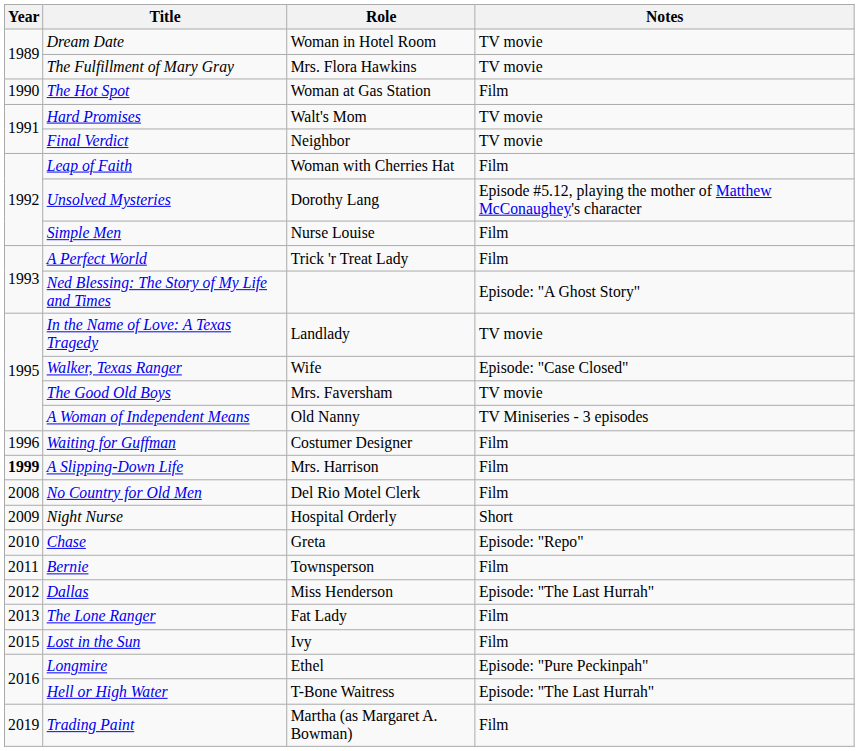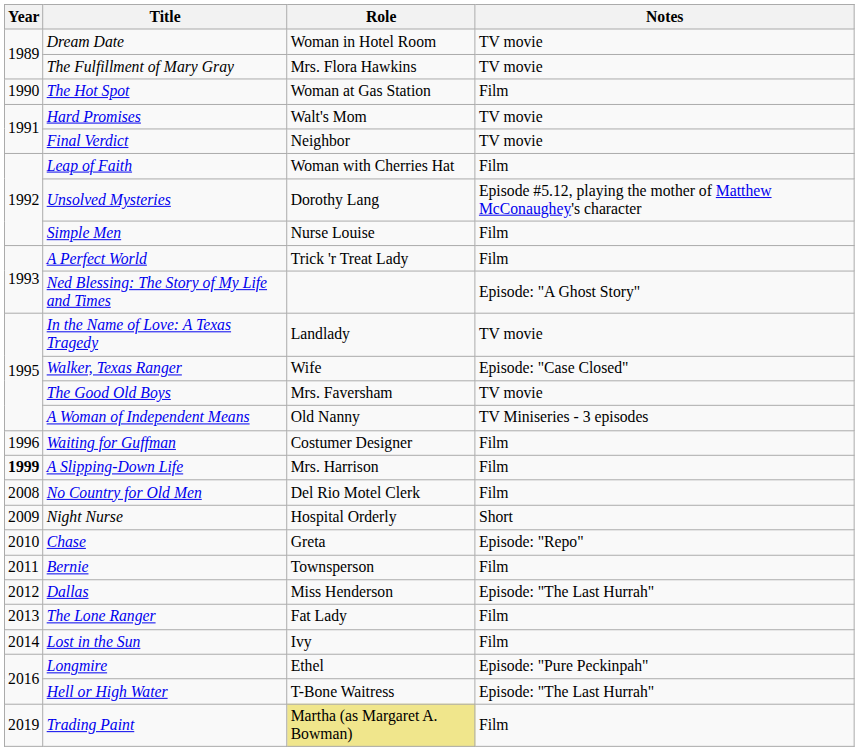(24, 641) 2015 -> (24, 641) 2014
(364, 725) no background -> (364, 725) khaki background
